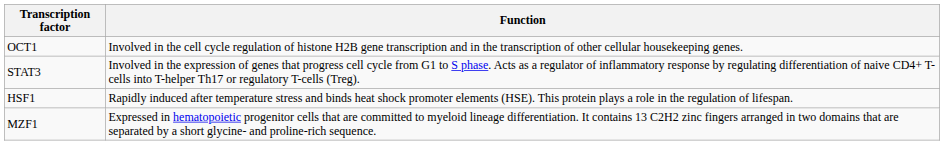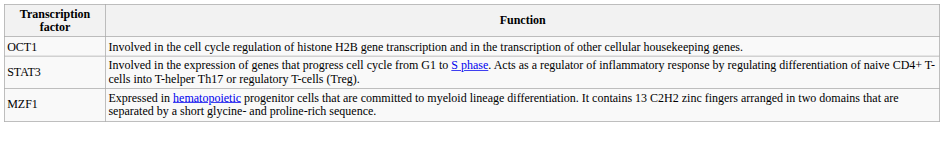- row: (21, 98)
